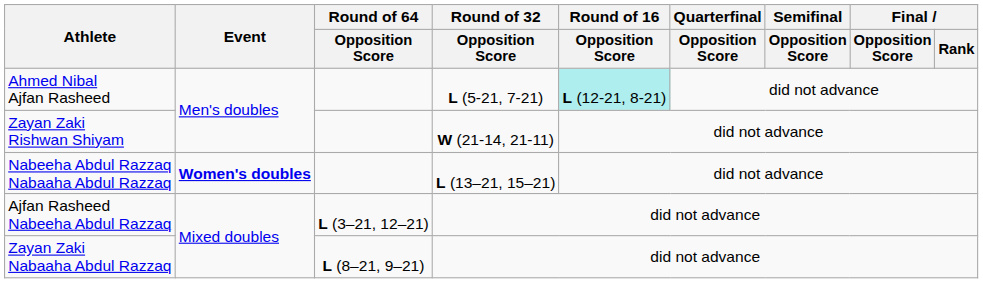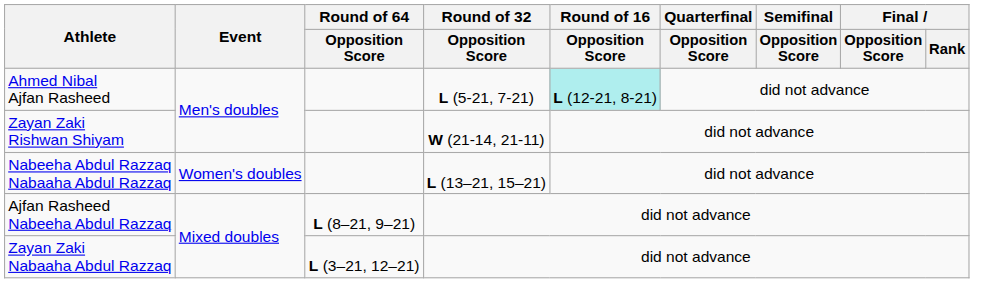(245, 174) bold -> (240, 174) normal
(373, 224) L (3–21, 12–21) -> (364, 224) L (8–21, 9–21)
(373, 266) L (8–21, 9–21) -> (364, 266) L (3–21, 12–21)
